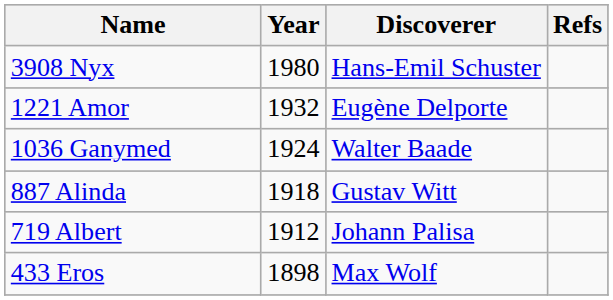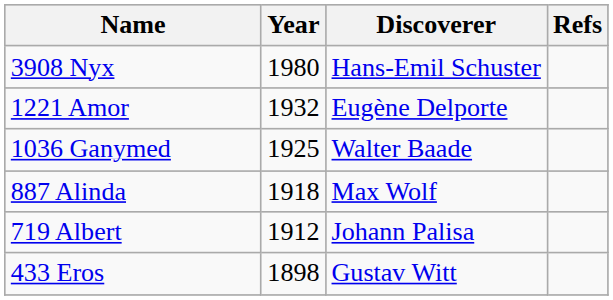(293, 149) 1924 -> (293, 149) 1925
(394, 190) Gustav Witt -> (384, 190) Max Wolf
(384, 273) Max Wolf -> (394, 273) Gustav Witt
